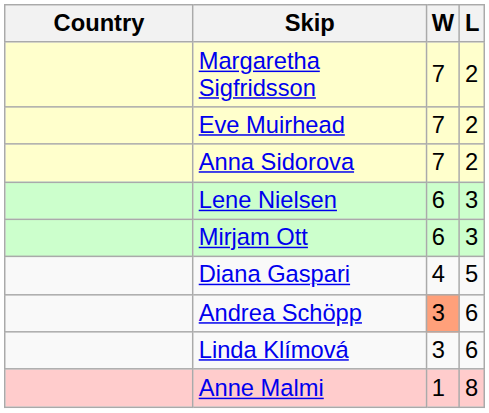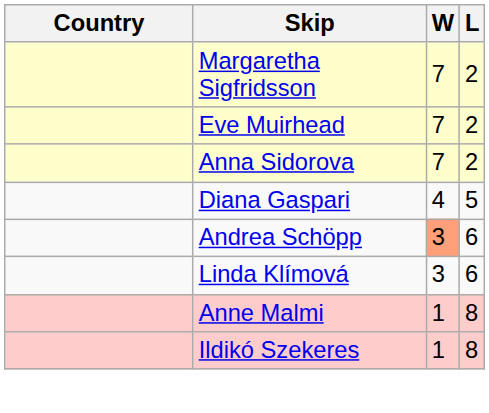- row: (268, 200)
- row: (253, 237)
+ row: (279, 350)
